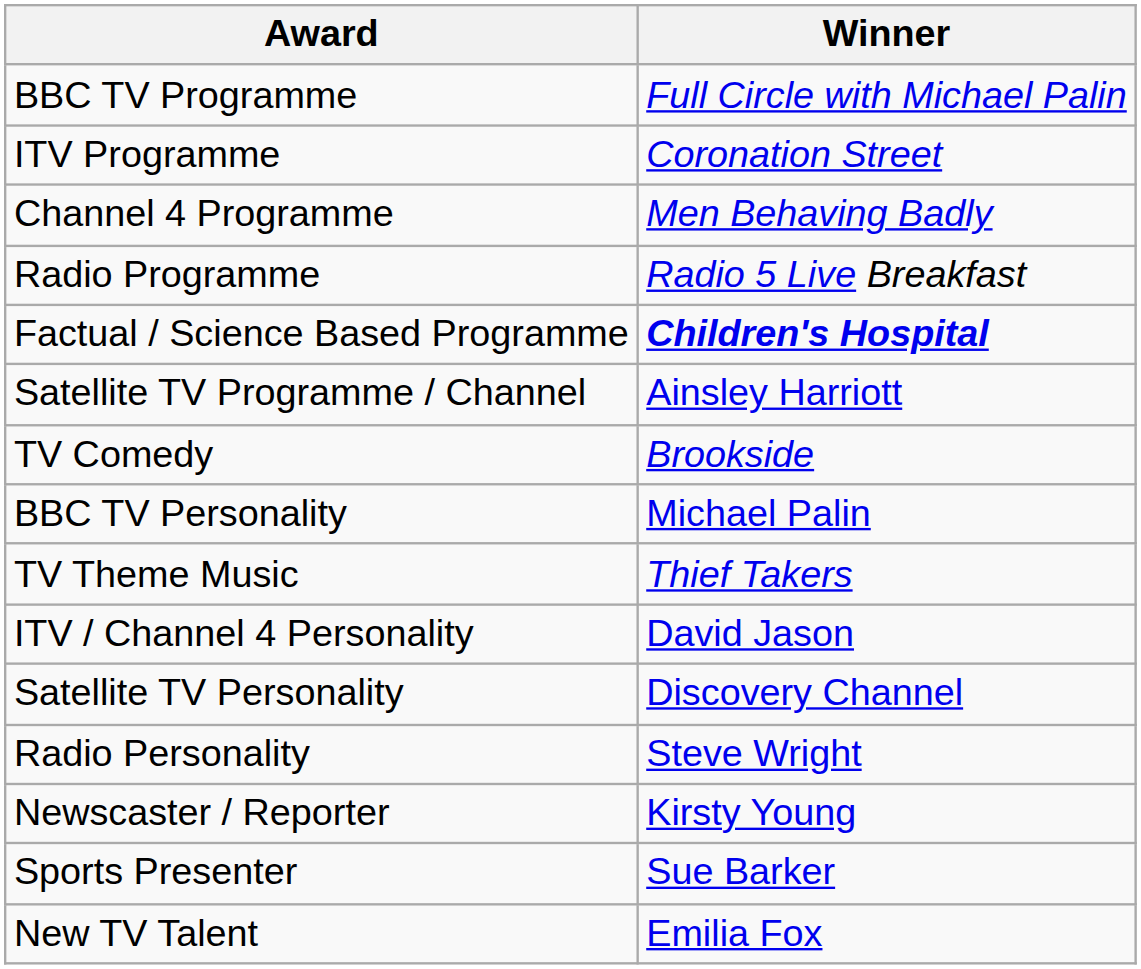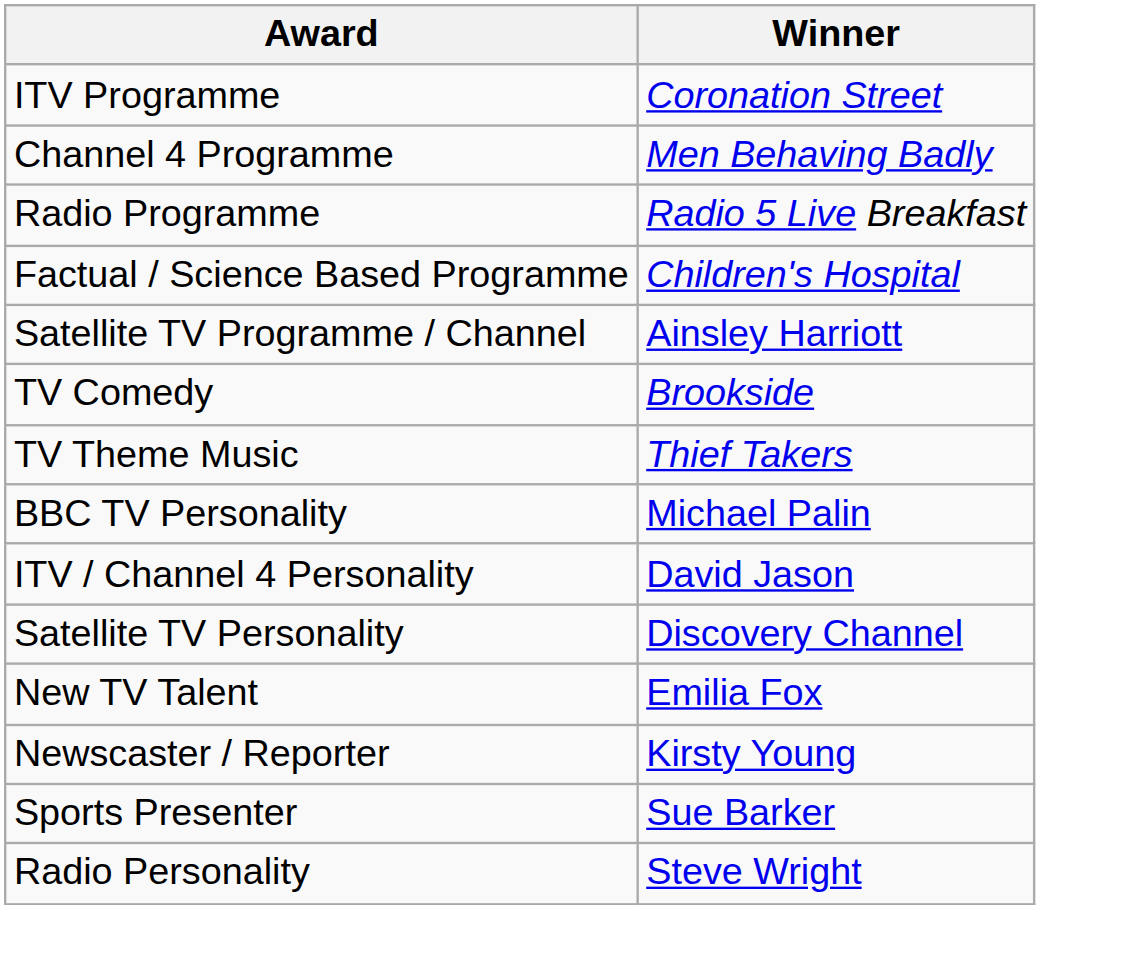- row: (186, 94)
(817, 333) bold -> (803, 273) normal
rows swapped: (156, 573) <-> (180, 513)
rows swapped: (162, 753) <-> (136, 932)
